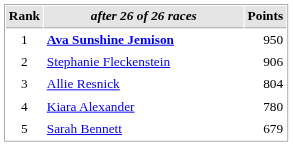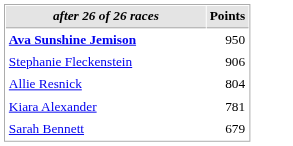- column: (24, 16)
(273, 106) 780 -> (235, 106) 781
